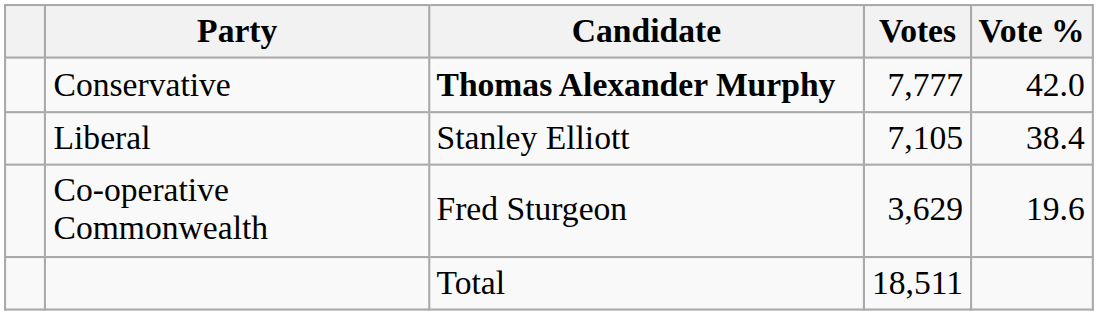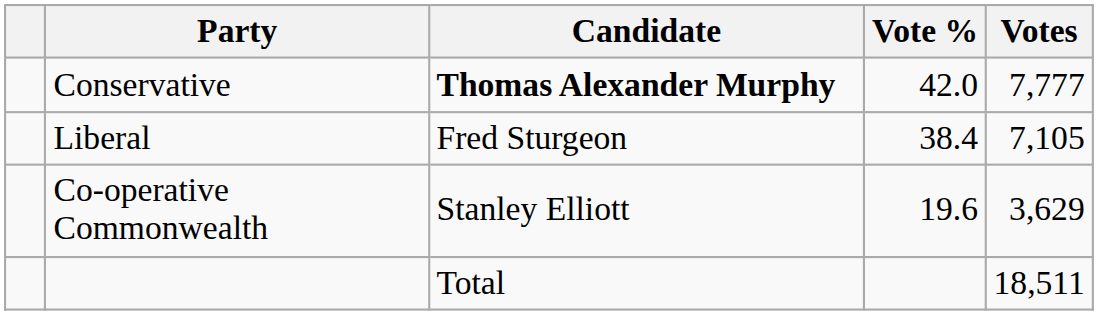columns swapped: (918, 31) <-> (1032, 31)
(533, 137) Stanley Elliott -> (532, 137) Fred Sturgeon
(532, 209) Fred Sturgeon -> (533, 209) Stanley Elliott
